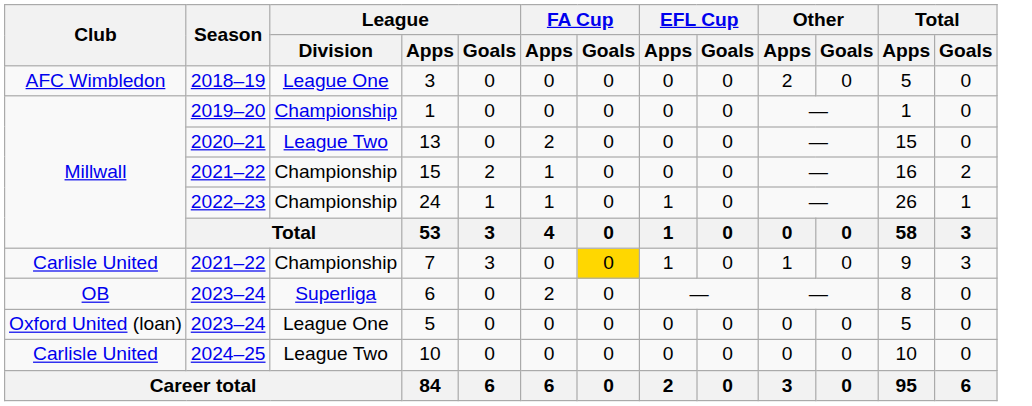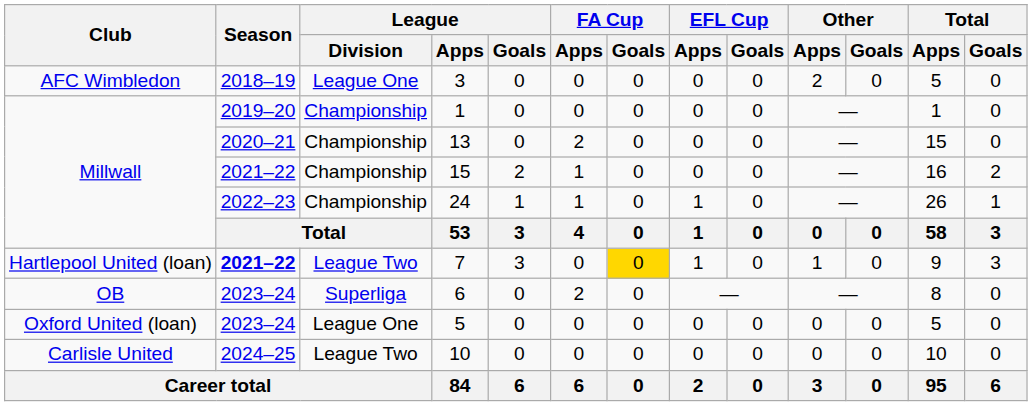(336, 141) League Two -> (366, 141) Championship
(95, 263) Carlisle United -> (110, 263) Hartlepool United (loan)
(228, 263) normal -> (258, 263) bold
(336, 263) Championship -> (366, 263) League Two
